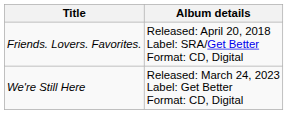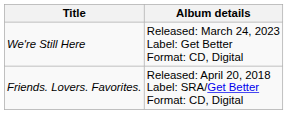rows swapped: (74, 44) <-> (46, 87)
